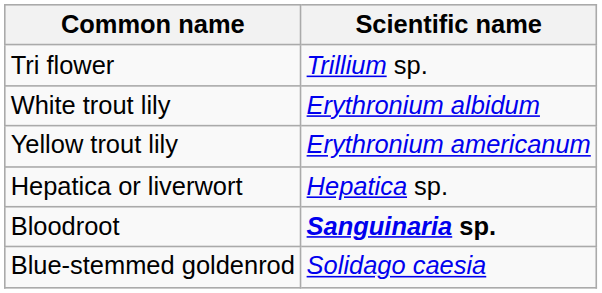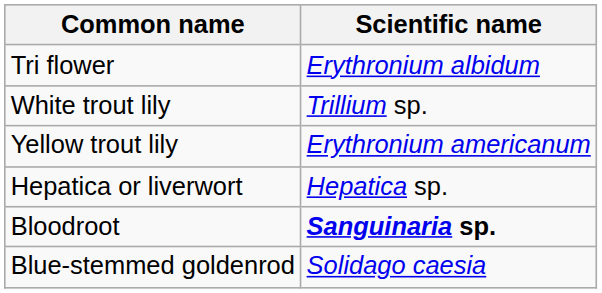(367, 65) Trillium sp. -> (423, 65) Erythronium albidum
(423, 105) Erythronium albidum -> (367, 105) Trillium sp.
